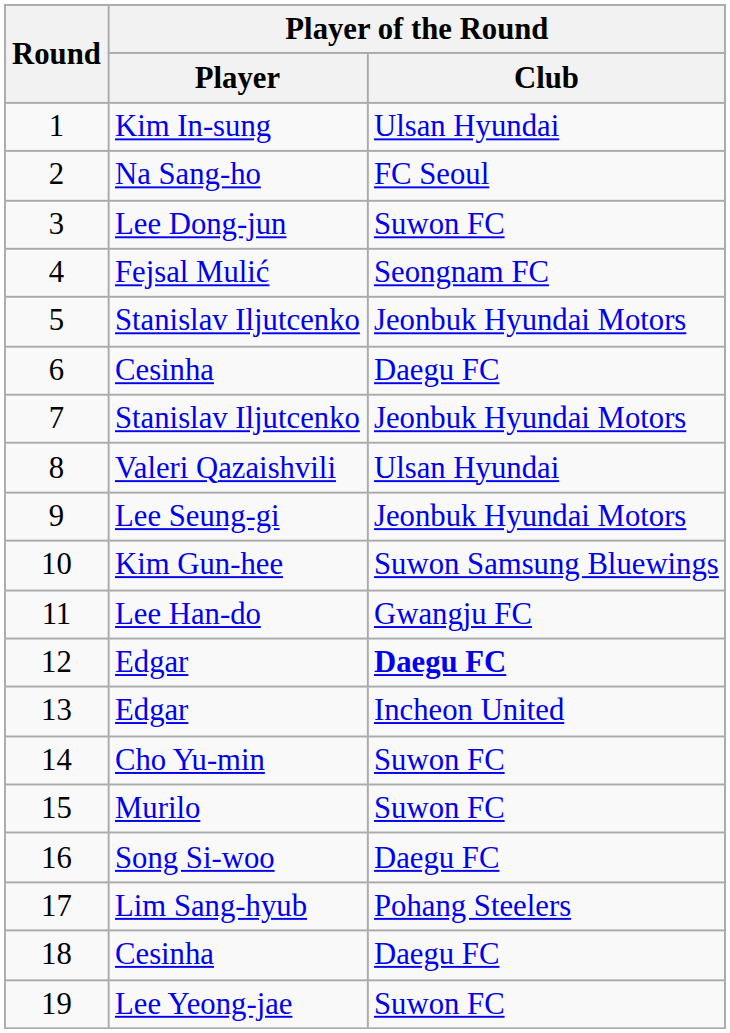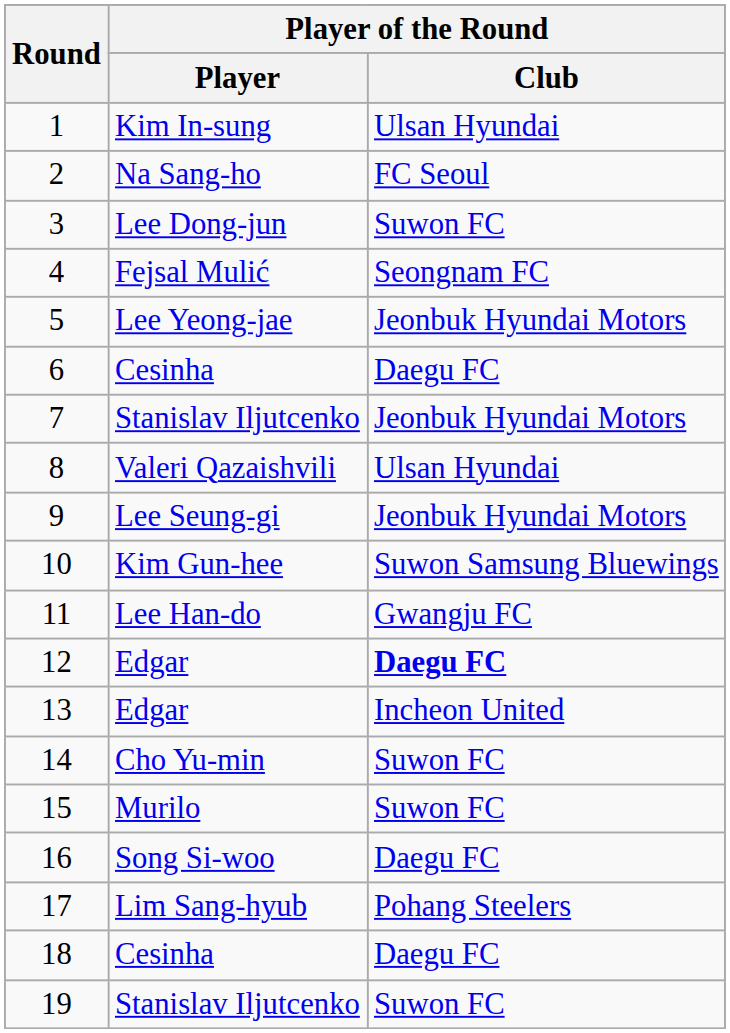(237, 321) Stanislav Iljutcenko -> (204, 321) Lee Yeong-jae
(204, 1003) Lee Yeong-jae -> (237, 1003) Stanislav Iljutcenko
